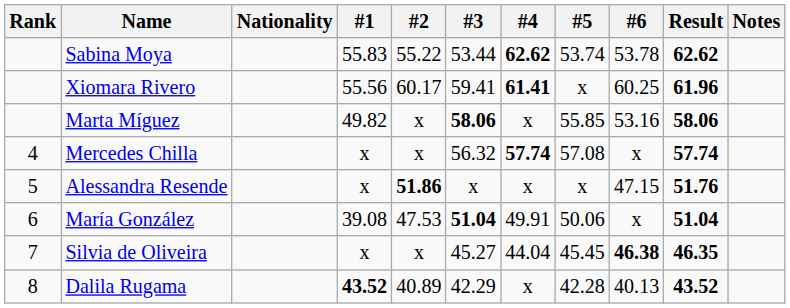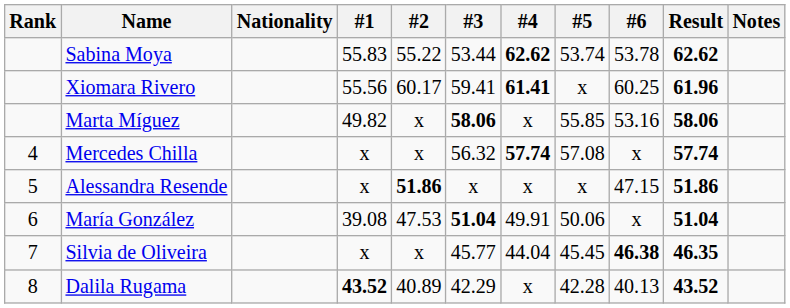(696, 186) 51.76 -> (696, 186) 51.86
(473, 252) 45.27 -> (473, 252) 45.77
